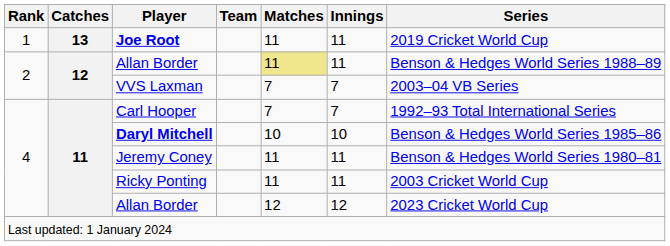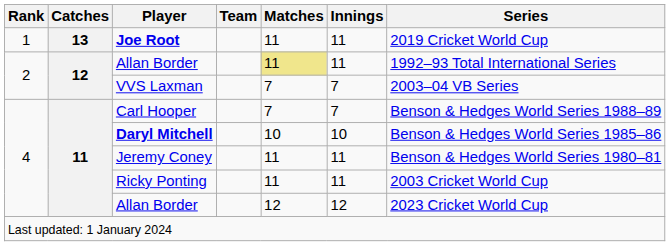(526, 63) Benson & Hedges World Series 1988–89 -> (503, 63) 1992–93 Total International Series
(503, 110) 1992–93 Total International Series -> (526, 110) Benson & Hedges World Series 1988–89
